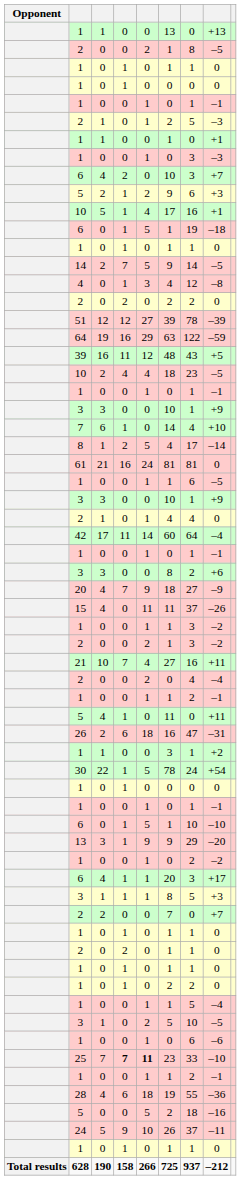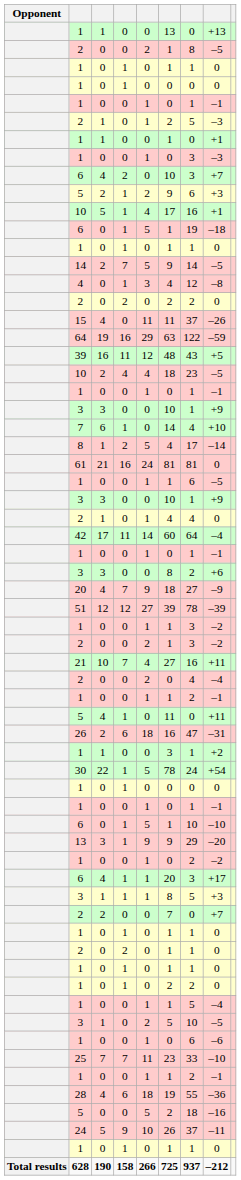rows swapped: (80, 608) <-> (80, 319)
(125, 1058) bold -> (125, 1058) normal
(147, 1058) bold -> (147, 1058) normal
